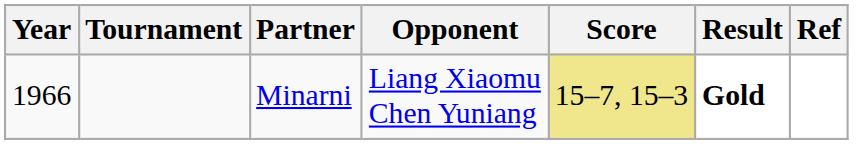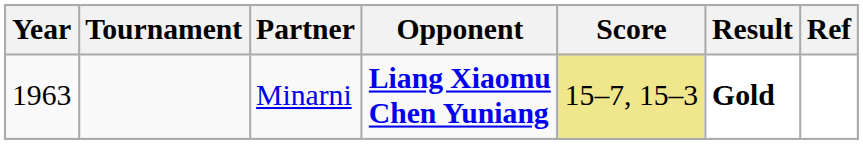(42, 95) 1966 -> (42, 95) 1963
(455, 95) normal -> (460, 95) bold
